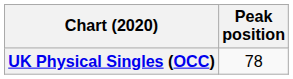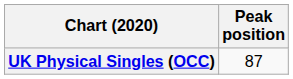(254, 61) 78 -> (254, 61) 87
